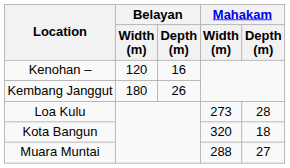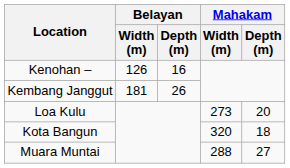(136, 70) 120 -> (136, 70) 126
(136, 91) 180 -> (136, 91) 181
(263, 111) 28 -> (263, 111) 20
